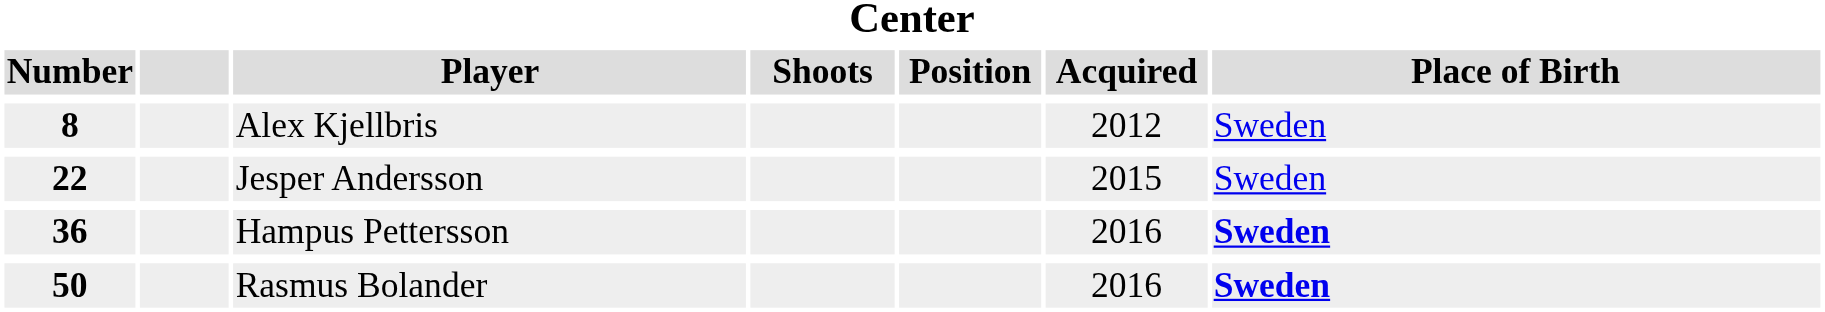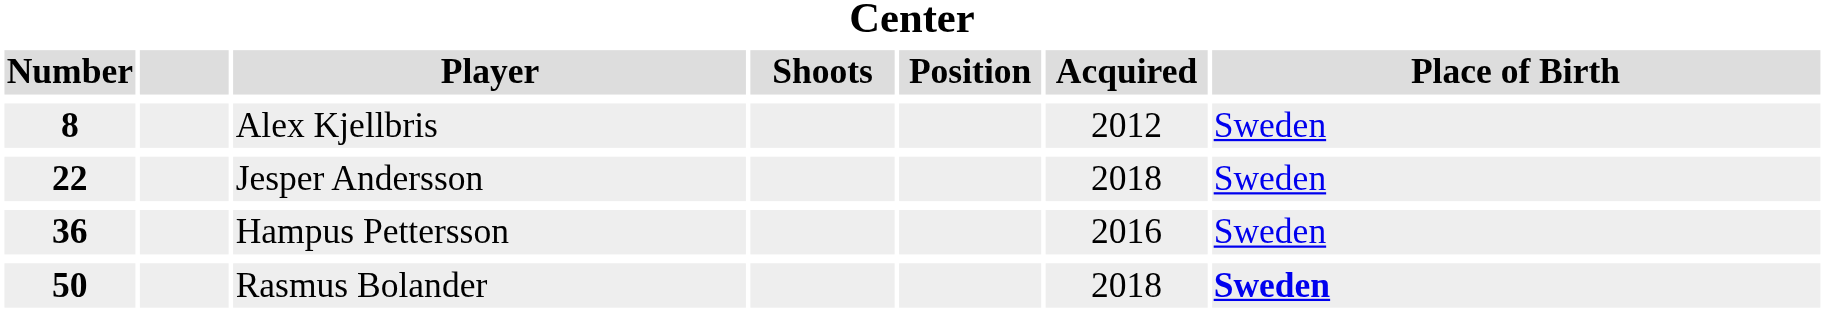(1127, 178) 2015 -> (1127, 178) 2018
(1272, 231) bold -> (1270, 231) normal
(1127, 284) 2016 -> (1127, 284) 2018
